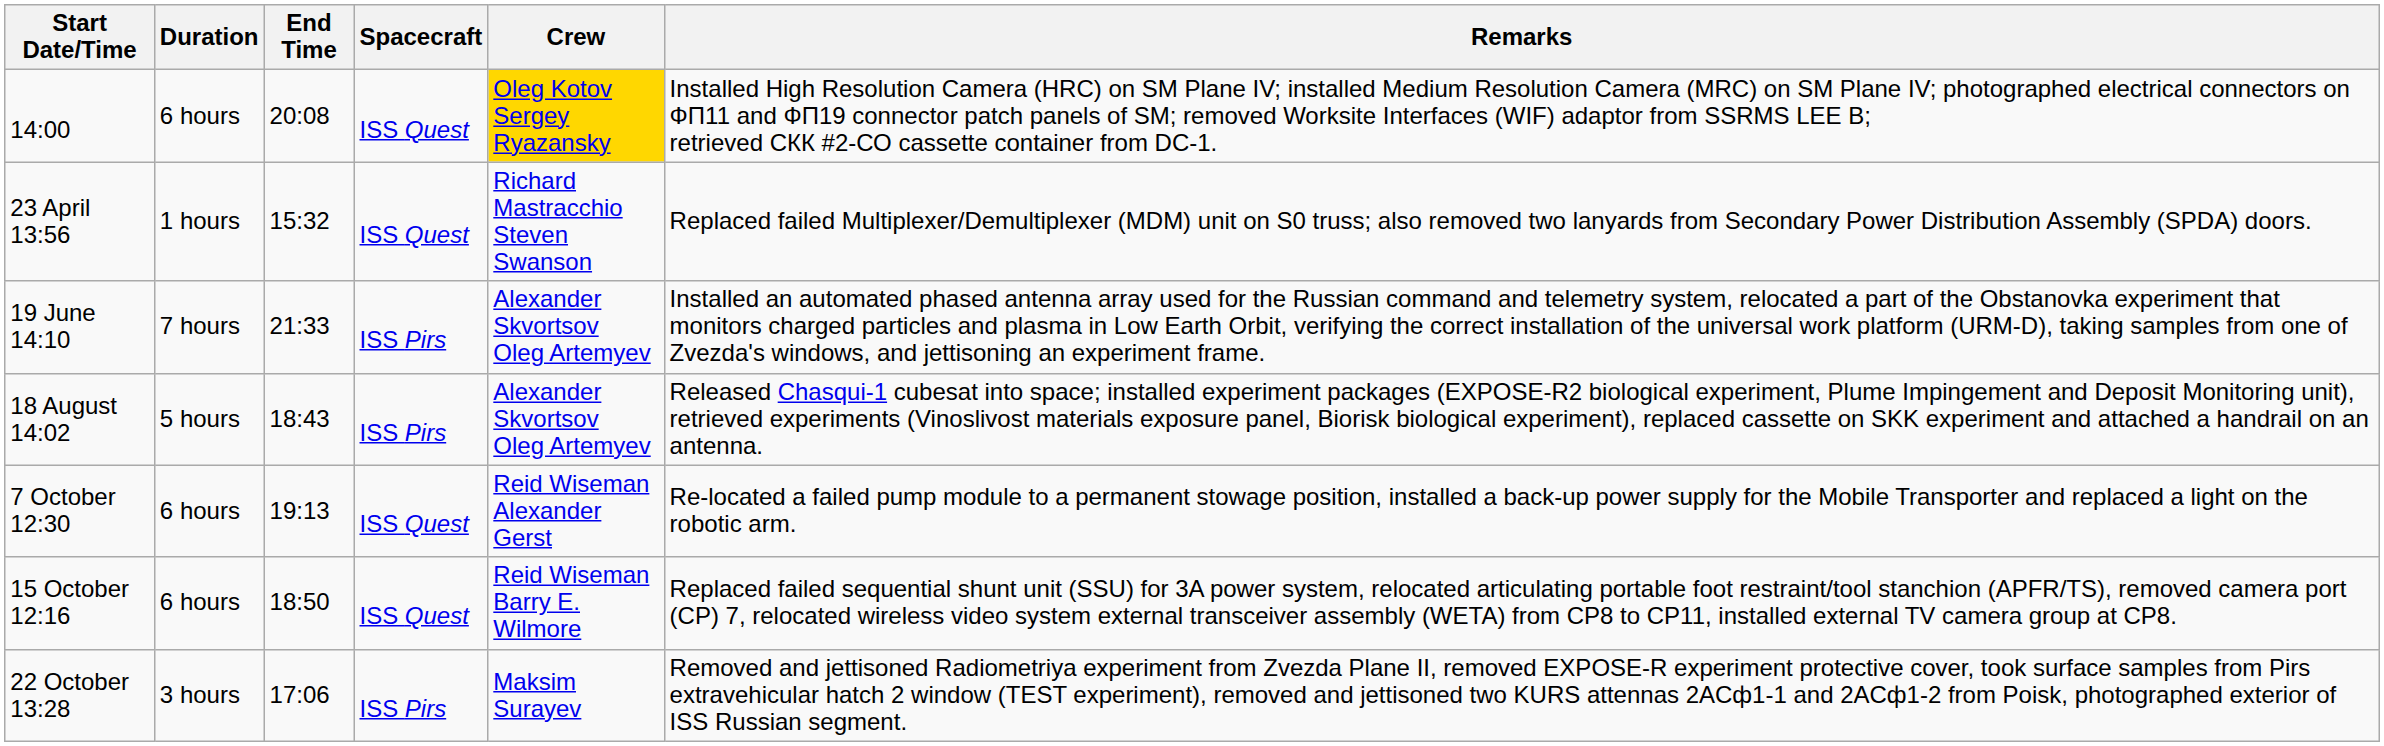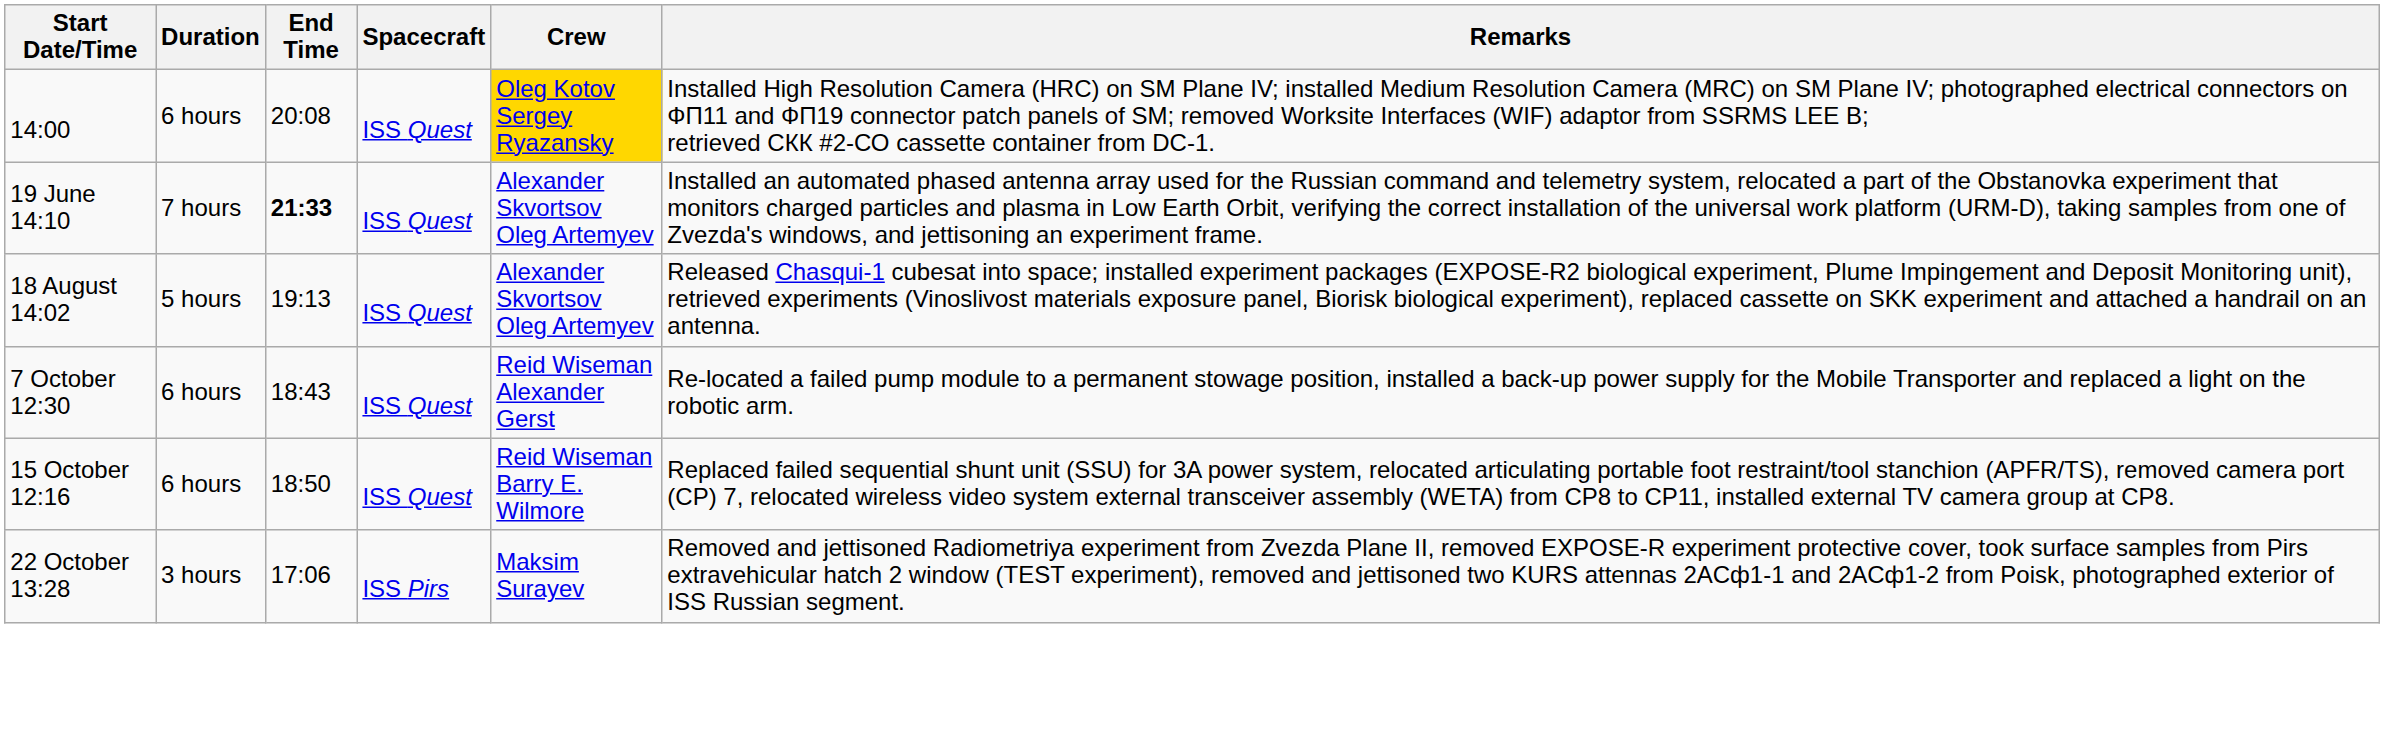- row: (50, 221)
(300, 326) normal -> (302, 207) bold
(403, 340) ISS Pirs -> (417, 221) ISS Quest
(300, 418) 18:43 -> (301, 299) 19:13
(403, 432) ISS Pirs -> (417, 313) ISS Quest
(300, 510) 19:13 -> (301, 391) 18:43
